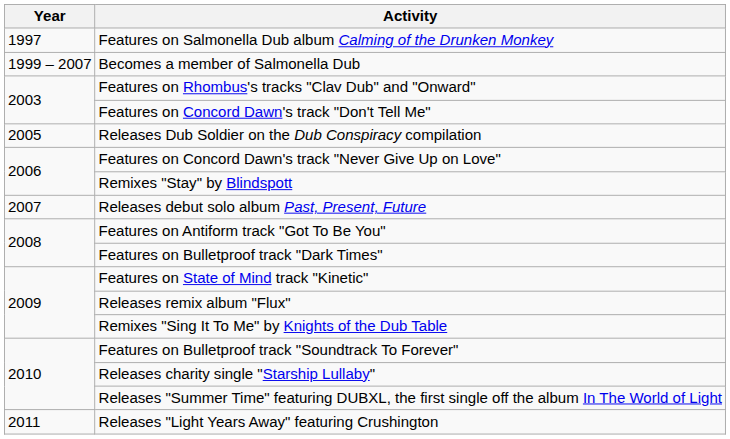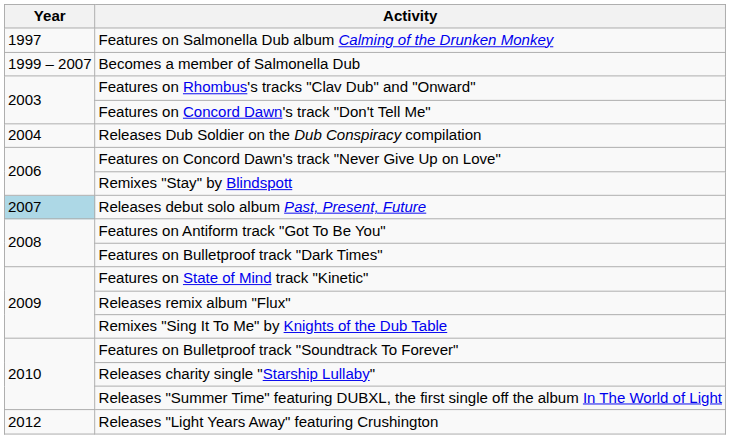(25, 135) 2005 -> (25, 135) 2004
(25, 207) no background -> (25, 207) lightblue background
(24, 421) 2011 -> (25, 421) 2012
